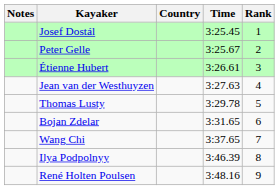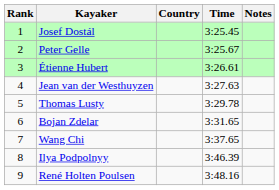columns swapped: (258, 13) <-> (21, 13)
